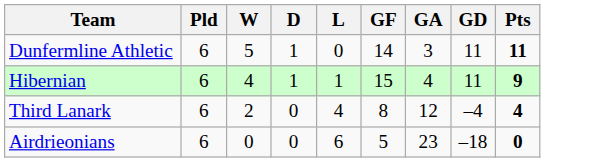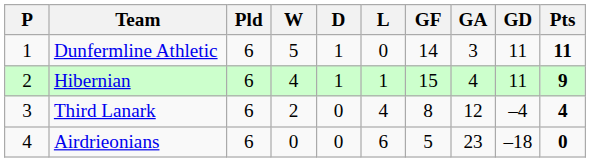+ column: (27, 19)
